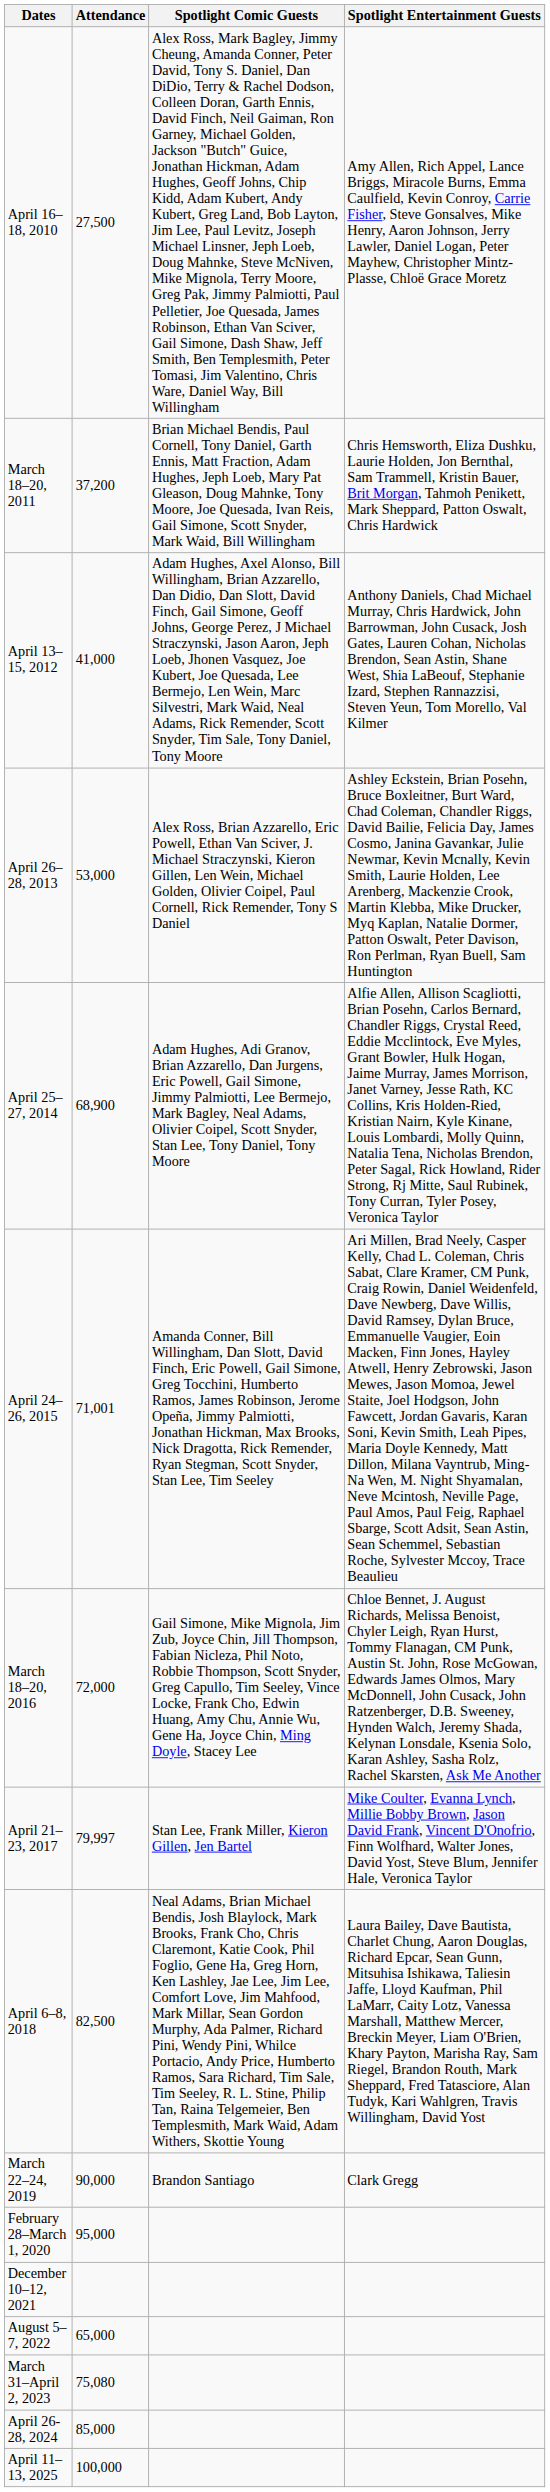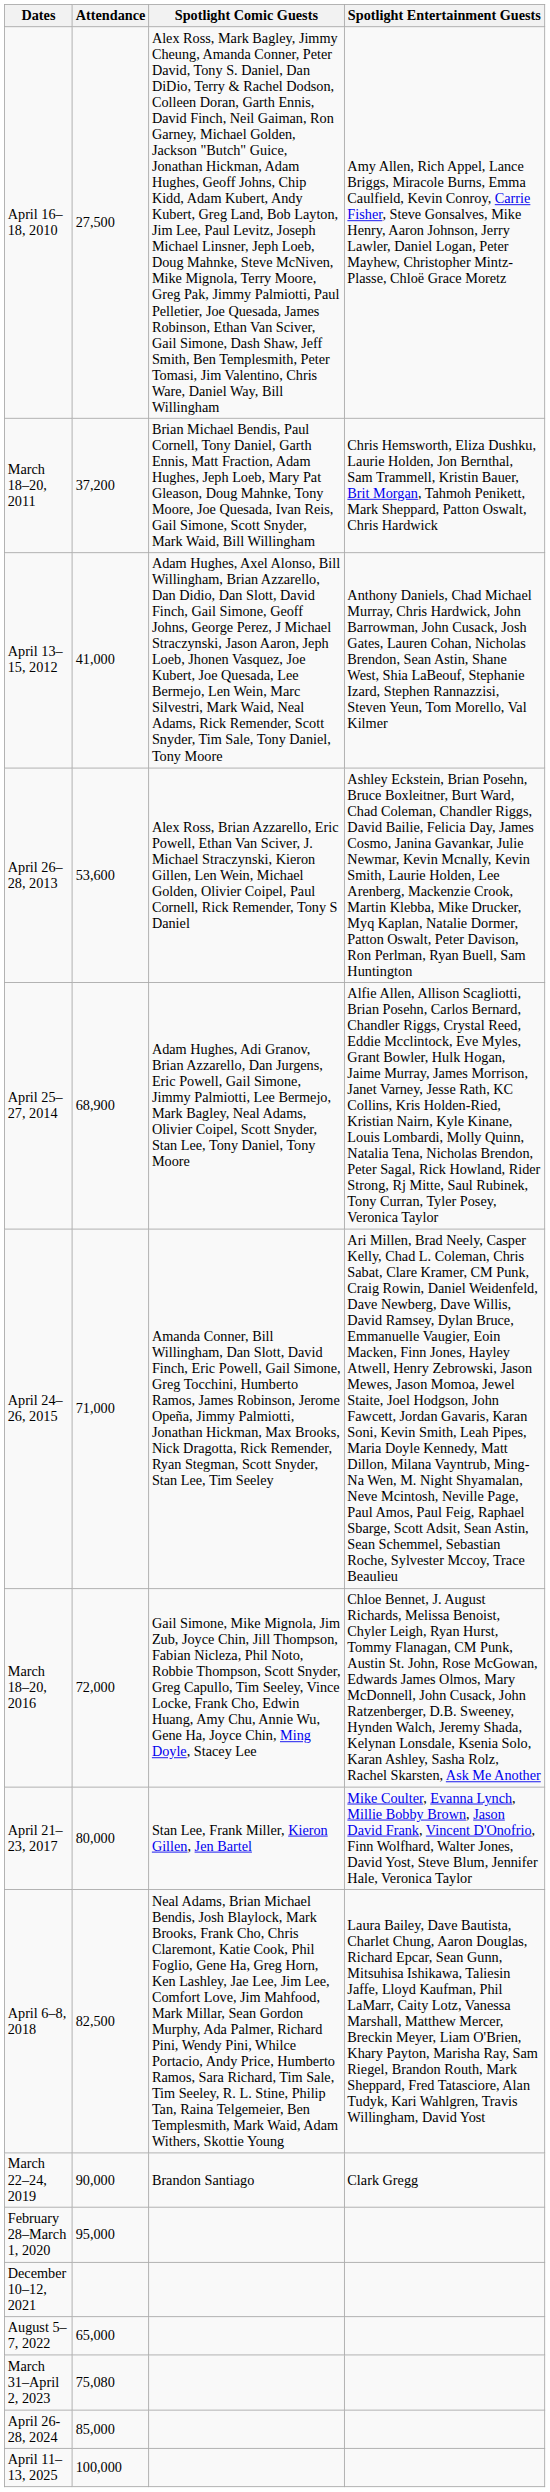(95, 875) 53,000 -> (95, 875) 53,600
(95, 1408) 71,001 -> (95, 1408) 71,000
(95, 1838) 79,997 -> (95, 1838) 80,000
